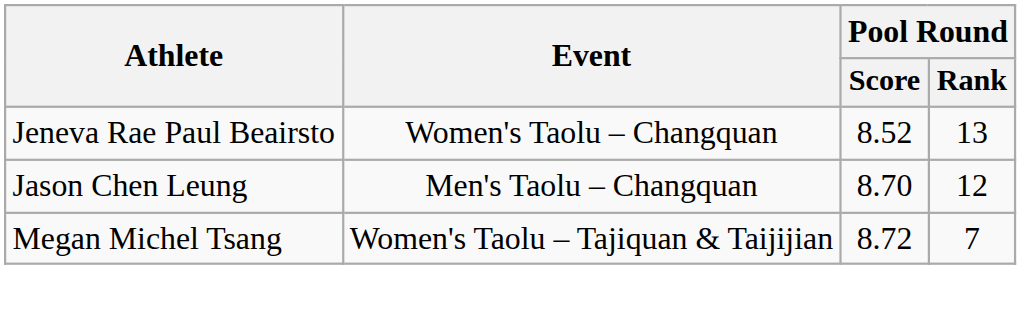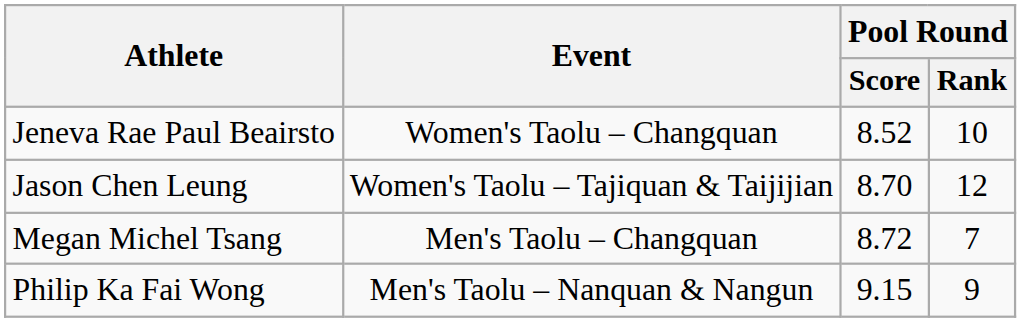(972, 133) 13 -> (972, 133) 10
(591, 185) Men's Taolu – Changquan -> (591, 185) Women's Taolu – Tajiquan & Taijijian
(591, 238) Women's Taolu – Tajiquan & Taijijian -> (591, 238) Men's Taolu – Changquan
+ row: (139, 290)
